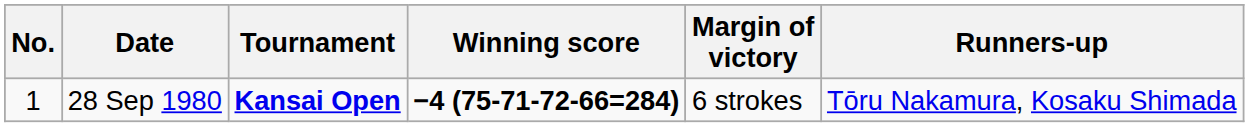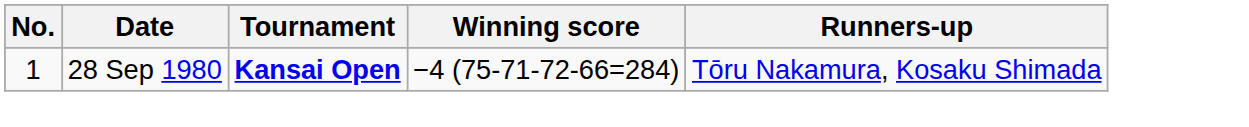- column: (753, 42)
(546, 100) bold -> (546, 70) normal
